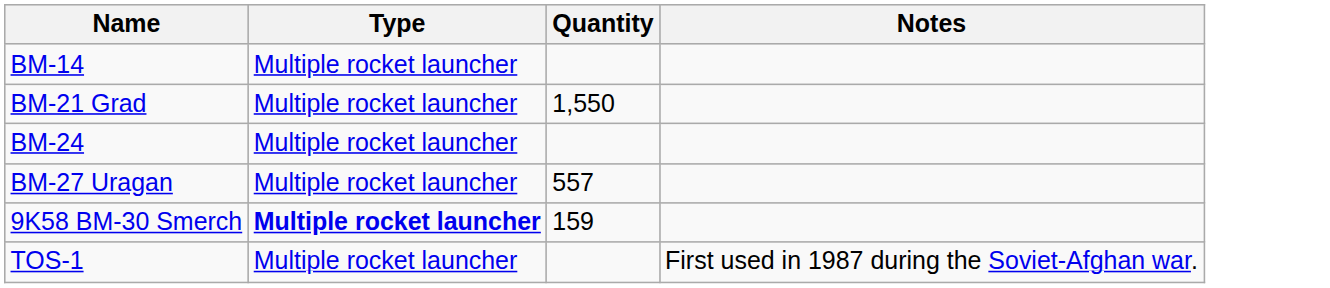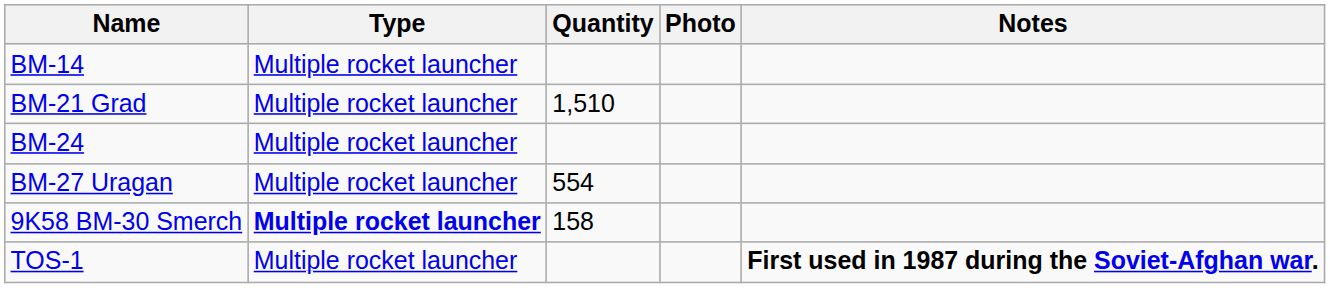+ column: (700, 24)
(584, 103) 1,550 -> (584, 103) 1,510
(573, 182) 557 -> (573, 182) 554
(573, 222) 159 -> (573, 222) 158
(931, 261) normal -> (1033, 261) bold
